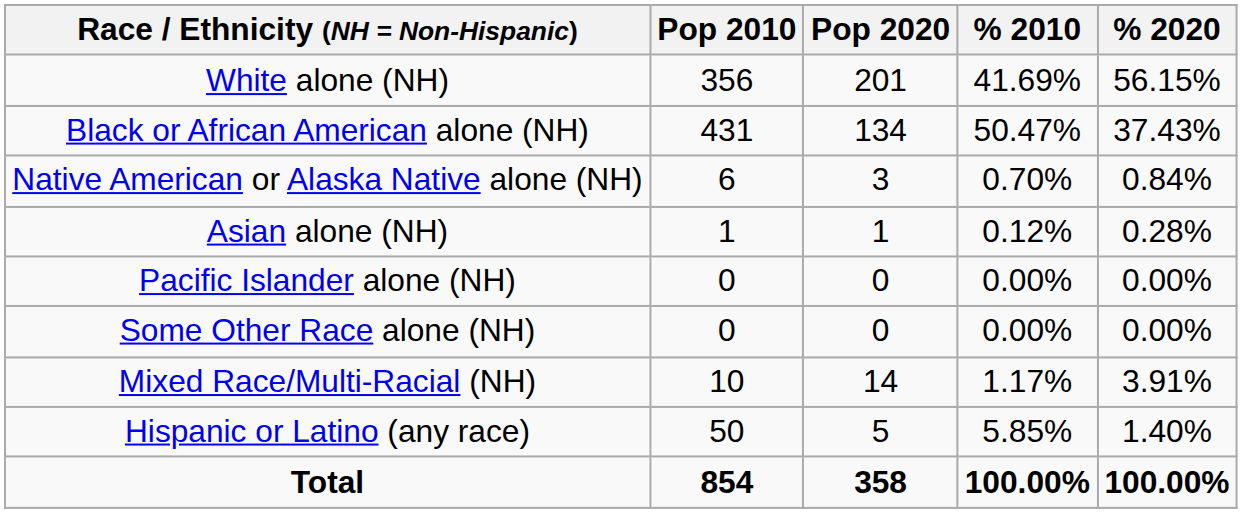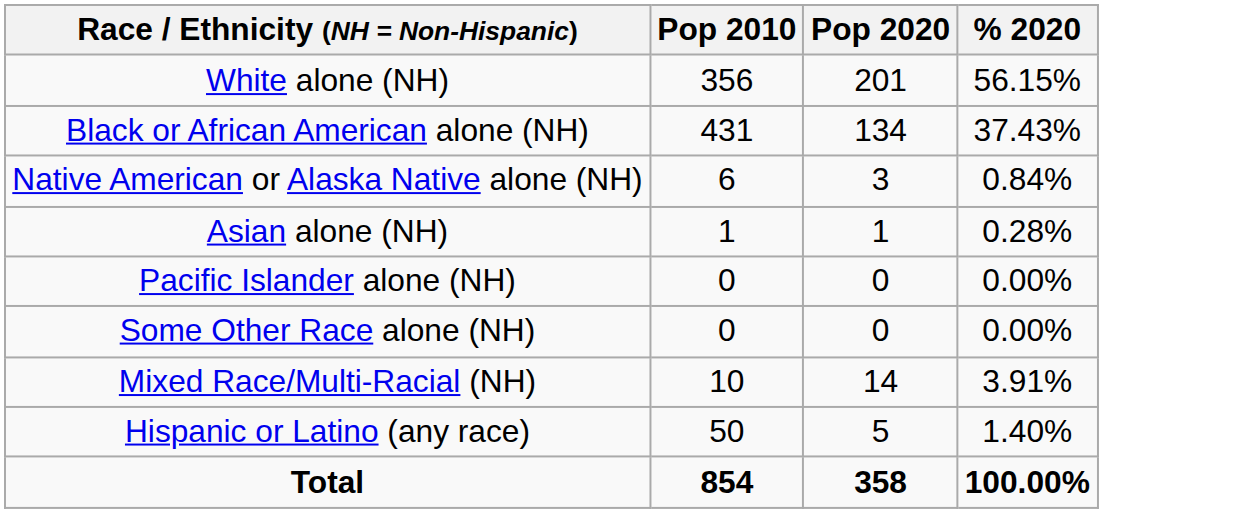- column: (1027, 29)
